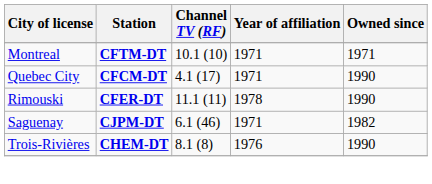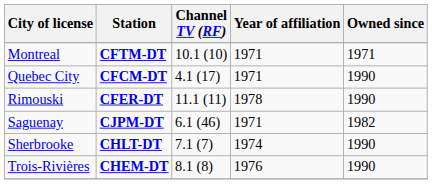+ row: (41, 144)
